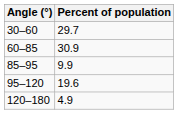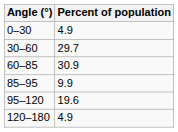+ row: (19, 30)
